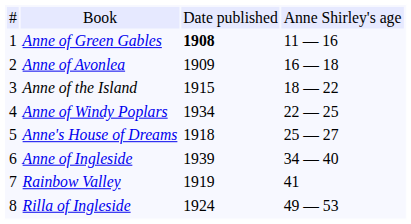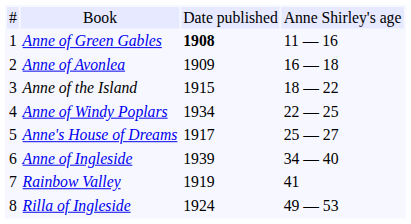(199, 135) 1918 -> (199, 135) 1917
